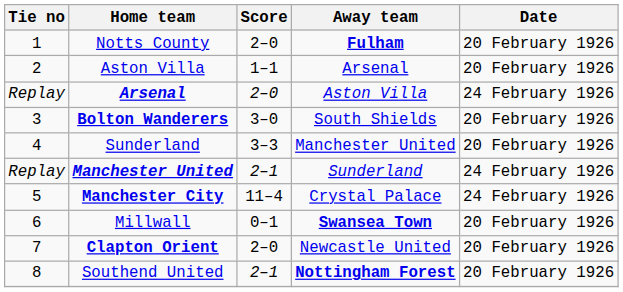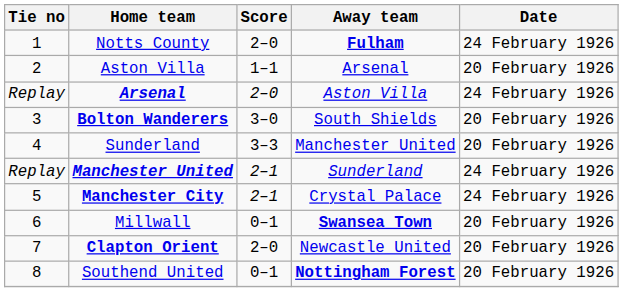(539, 43) 20 February 1926 -> (539, 43) 24 February 1926
(264, 197) 11–4 -> (264, 197) 2–1
(264, 274) 2–1 -> (264, 274) 0–1
